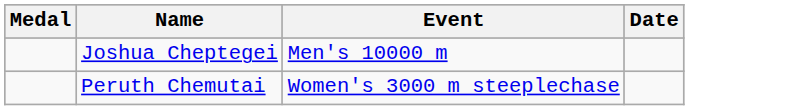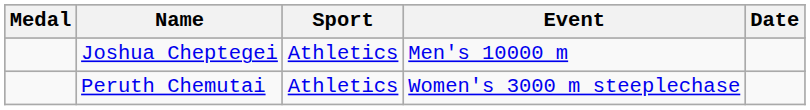+ column: (343, 22)
